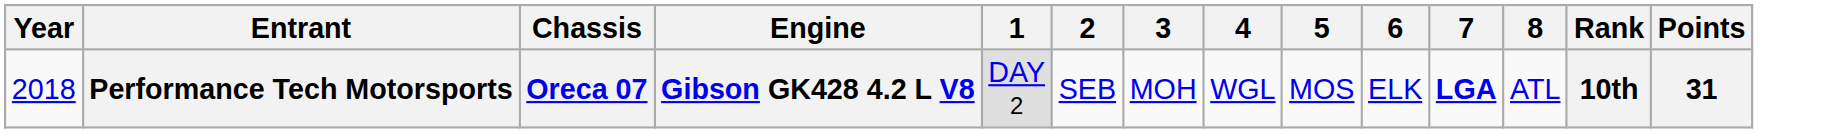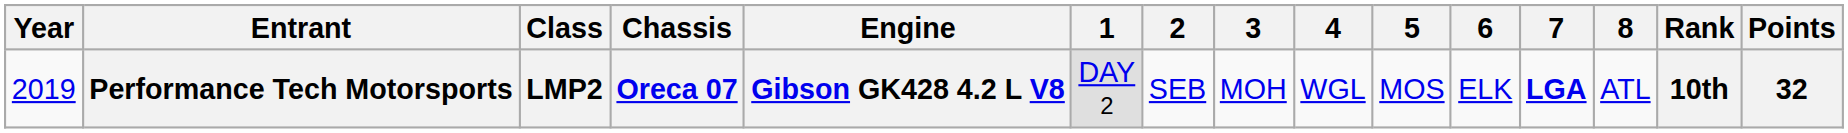+ column: (565, 27)
(44, 88) 2018 -> (44, 88) 2019
(1702, 88) 31 -> (1792, 88) 32
